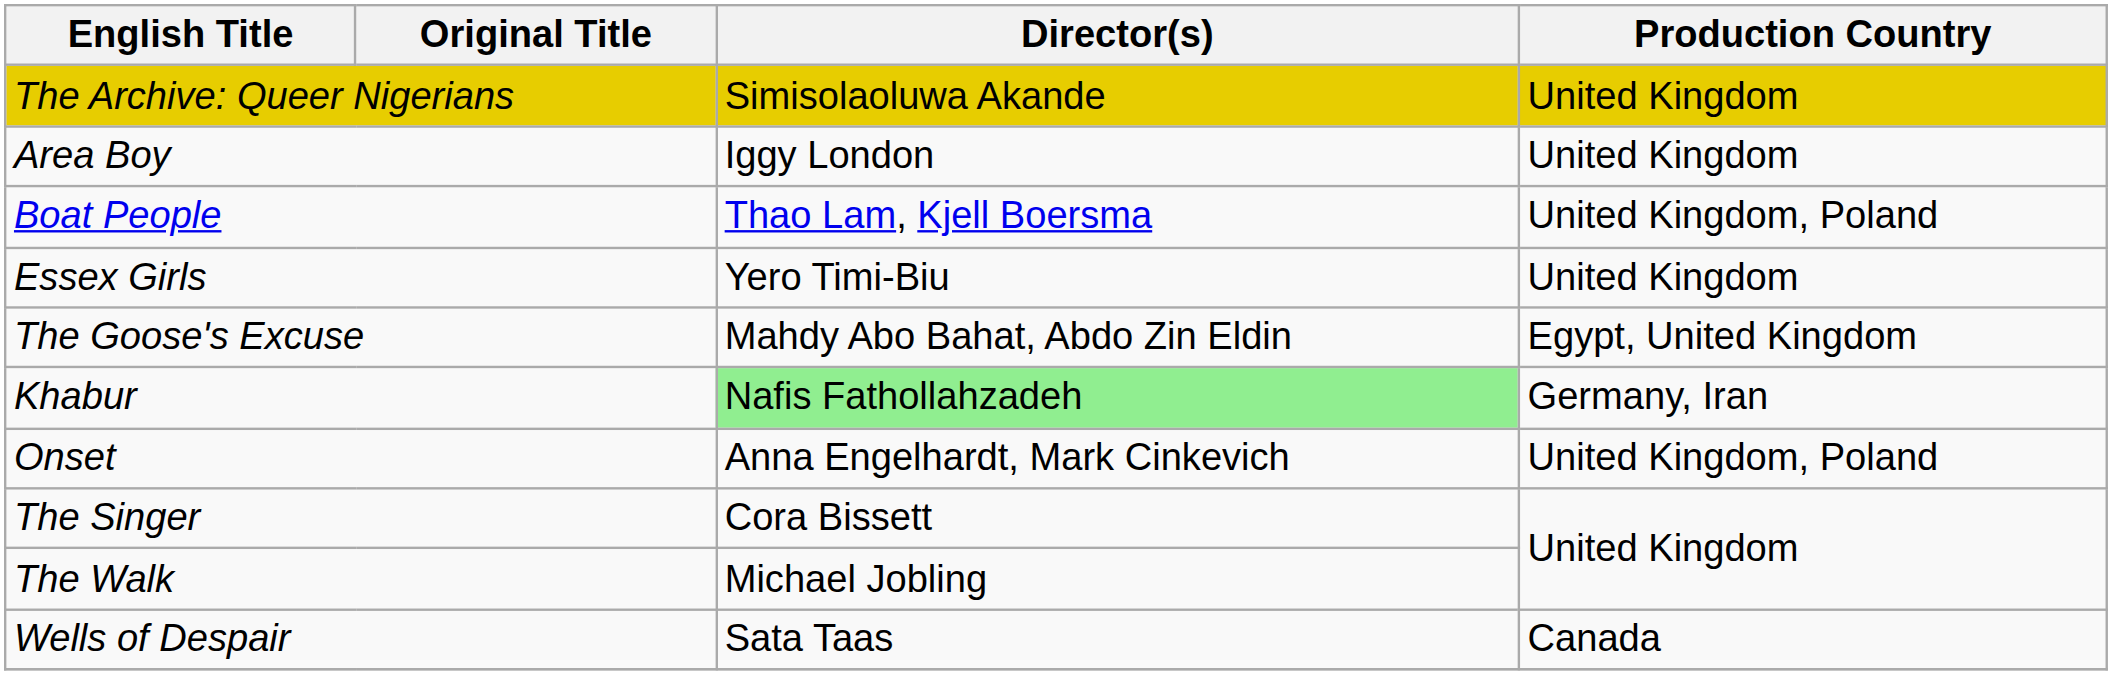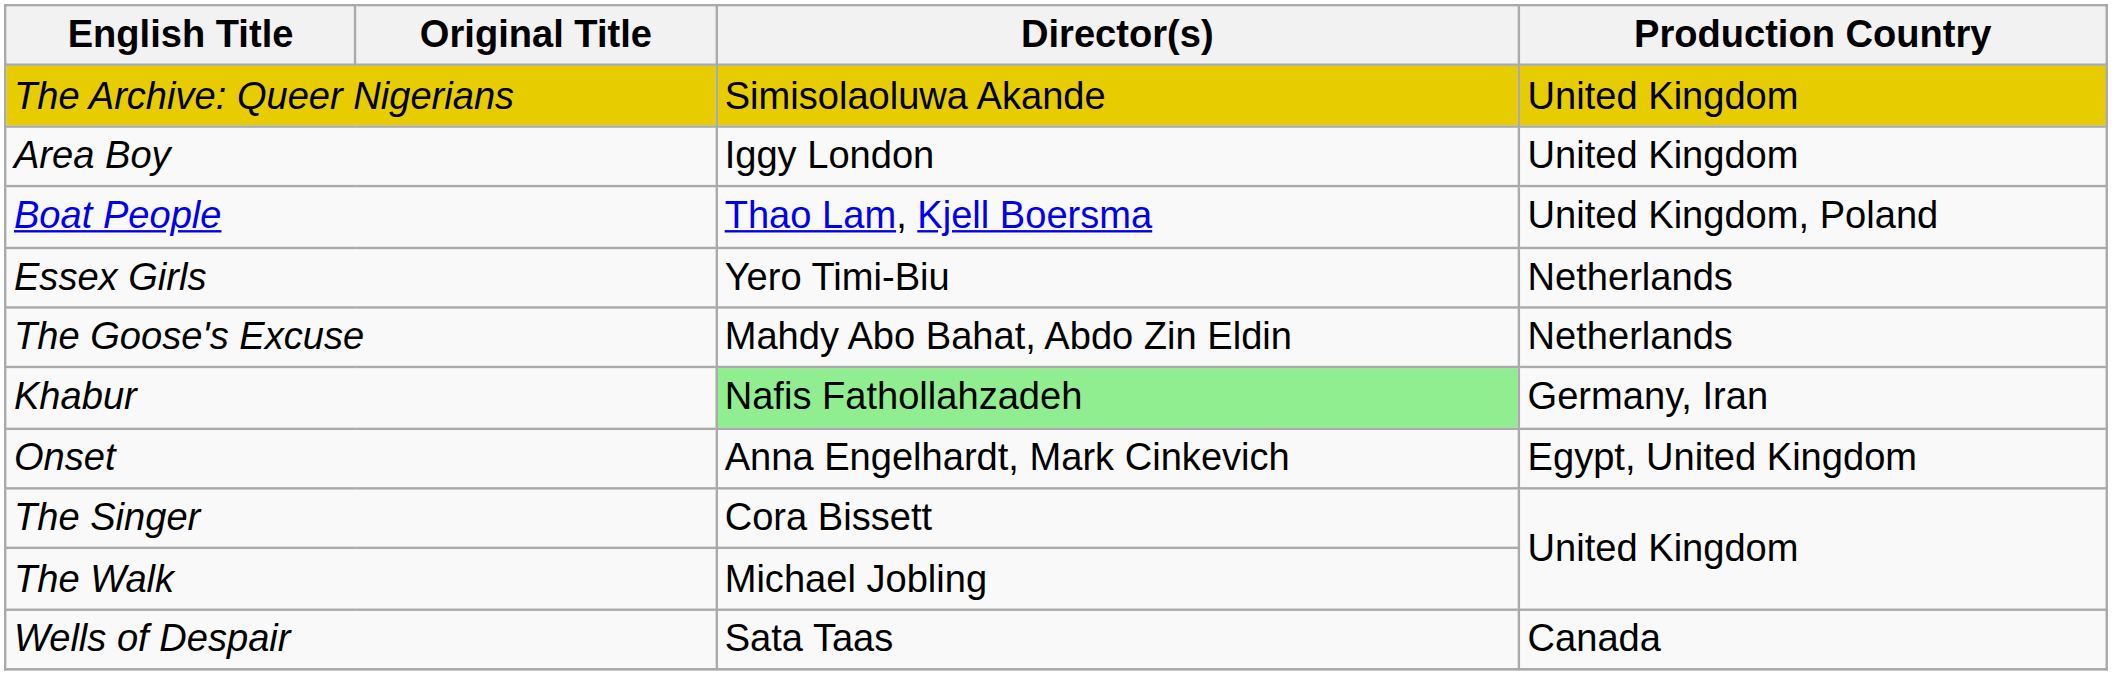(1663, 276) United Kingdom -> (1630, 276) Netherlands
(1722, 336) Egypt, United Kingdom -> (1630, 336) Netherlands
(1733, 457) United Kingdom, Poland -> (1722, 457) Egypt, United Kingdom
